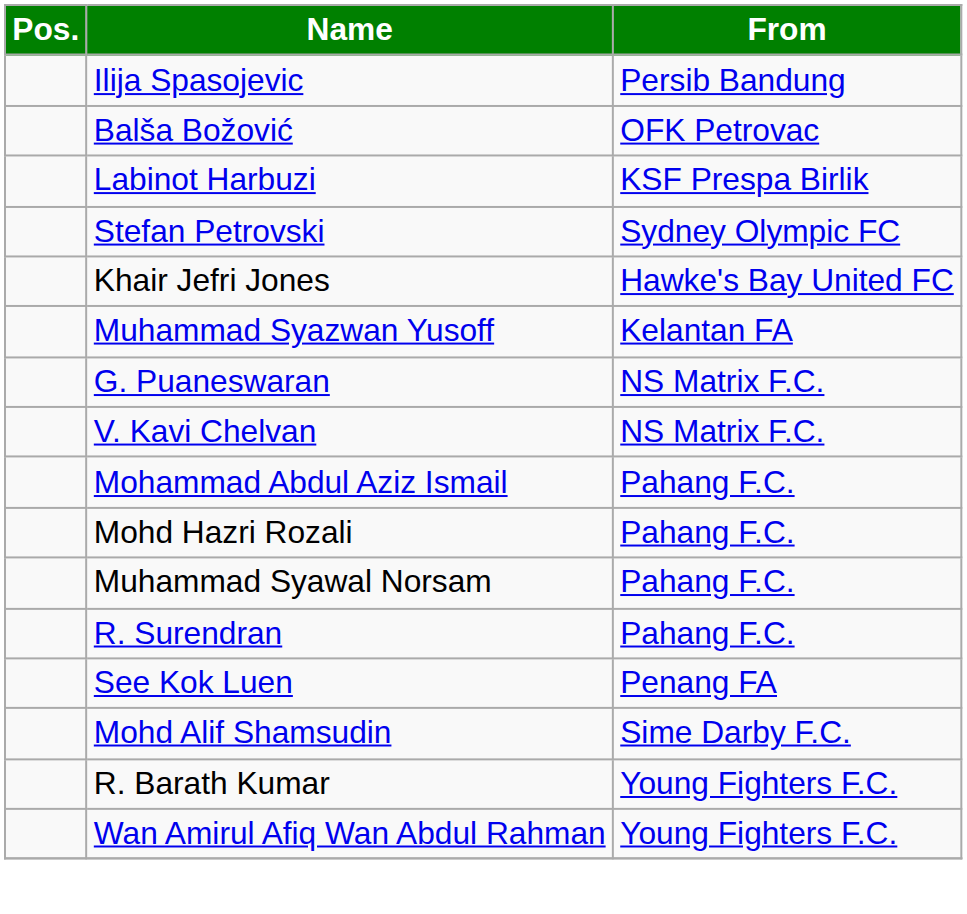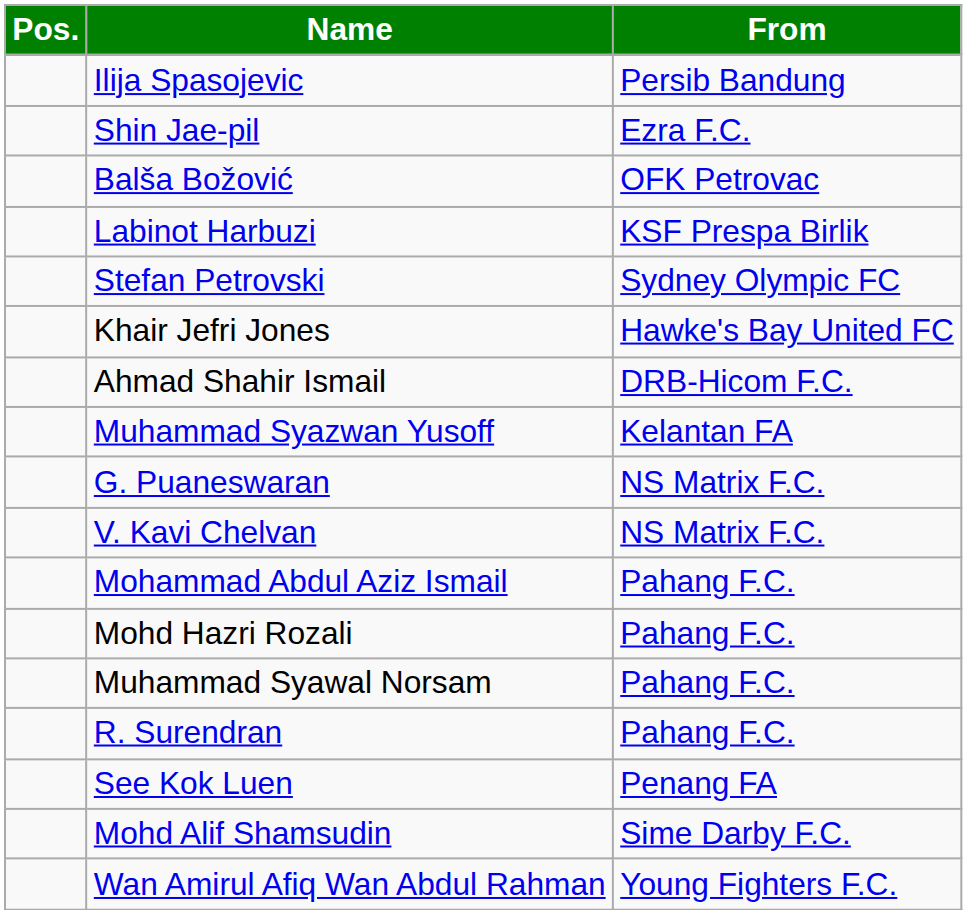+ row: (177, 130)
+ row: (240, 381)
- row: (212, 783)
